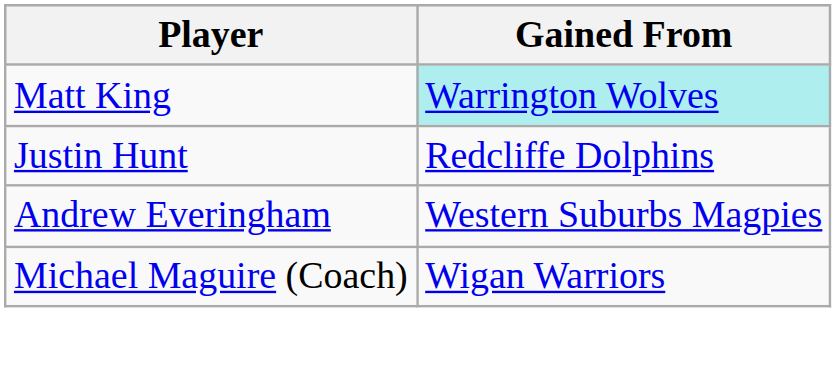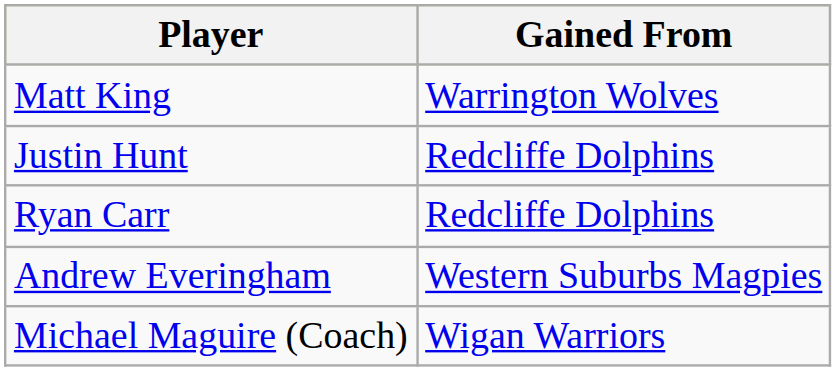(572, 94) paleturquoise background -> (572, 94) no background
+ row: (92, 214)
